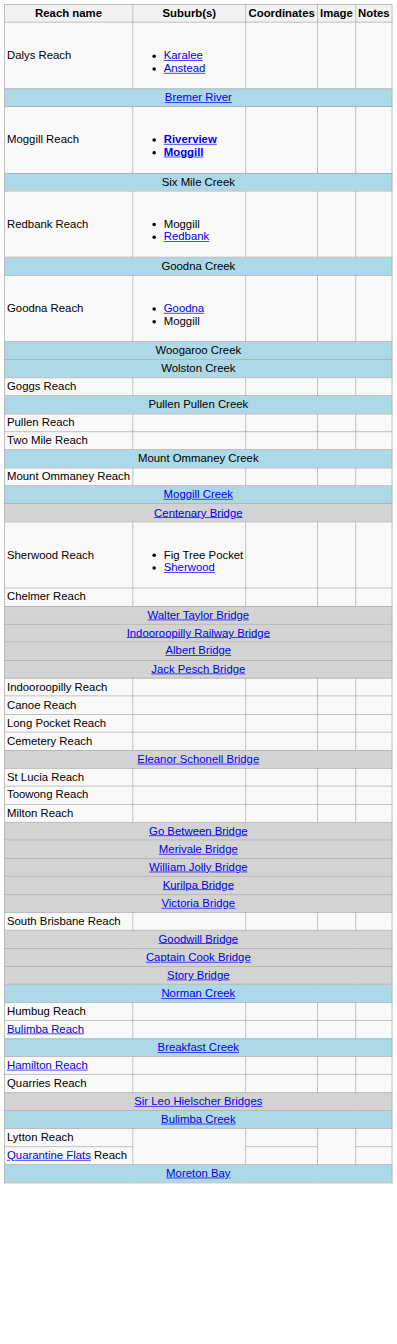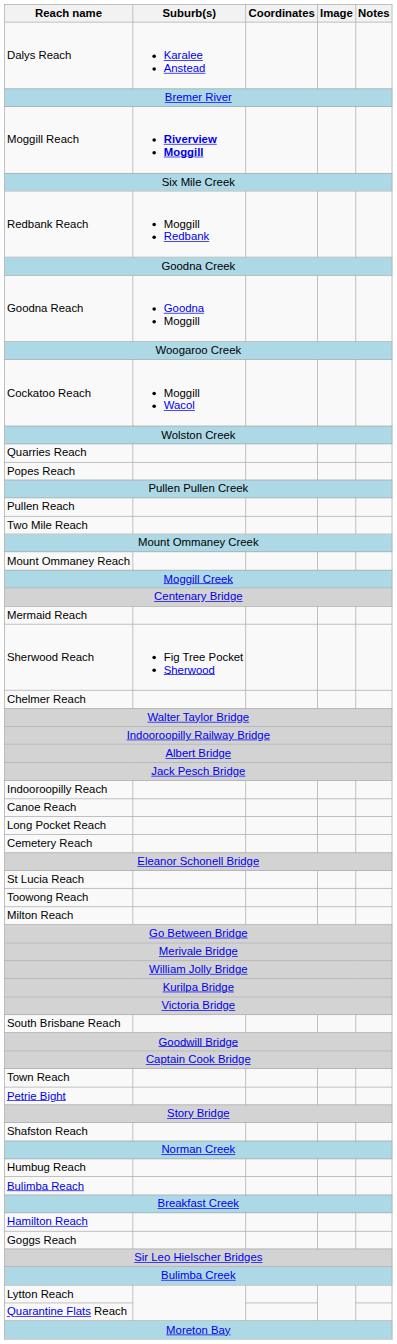+ row: (49, 392)
rows swapped: (42, 386) <-> (47, 1083)
+ row: (41, 471)
+ row: (47, 615)
+ row: (38, 1077)
+ row: (36, 1095)
+ row: (47, 1131)
